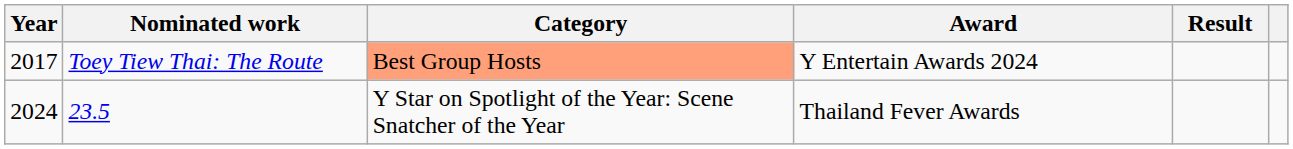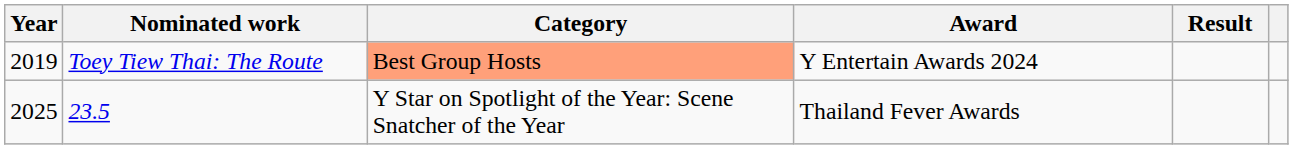(34, 60) 2017 -> (34, 60) 2019
(34, 111) 2024 -> (34, 111) 2025
